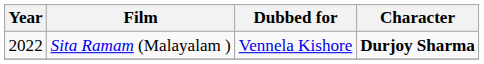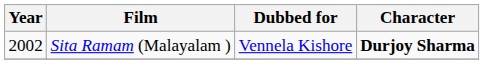(26, 45) 2022 -> (26, 45) 2002
